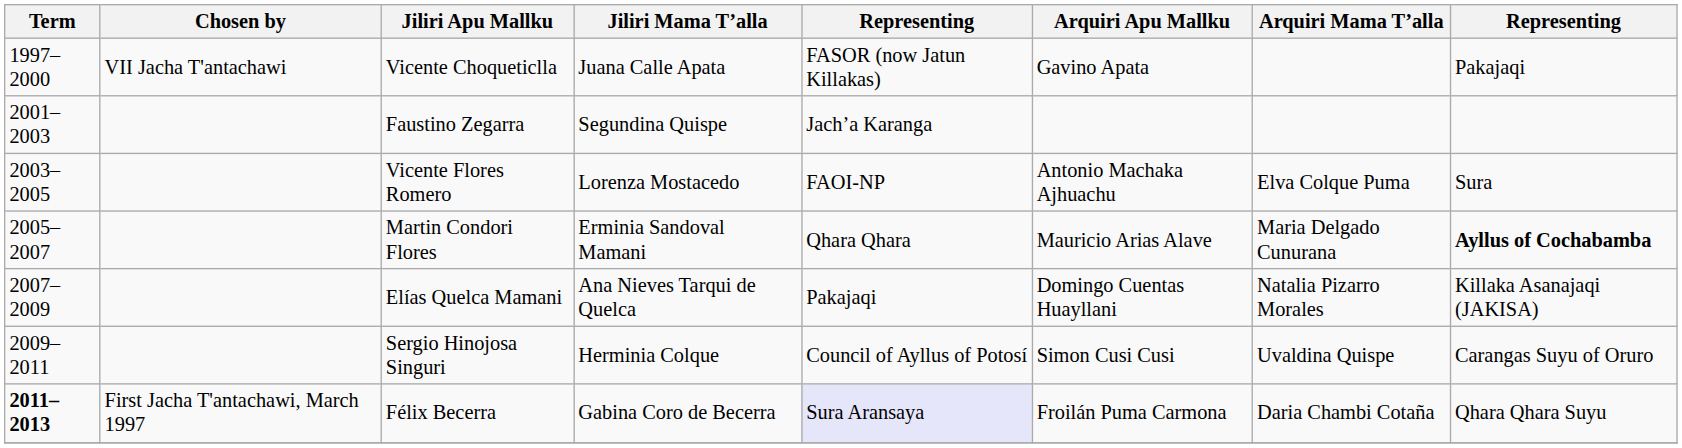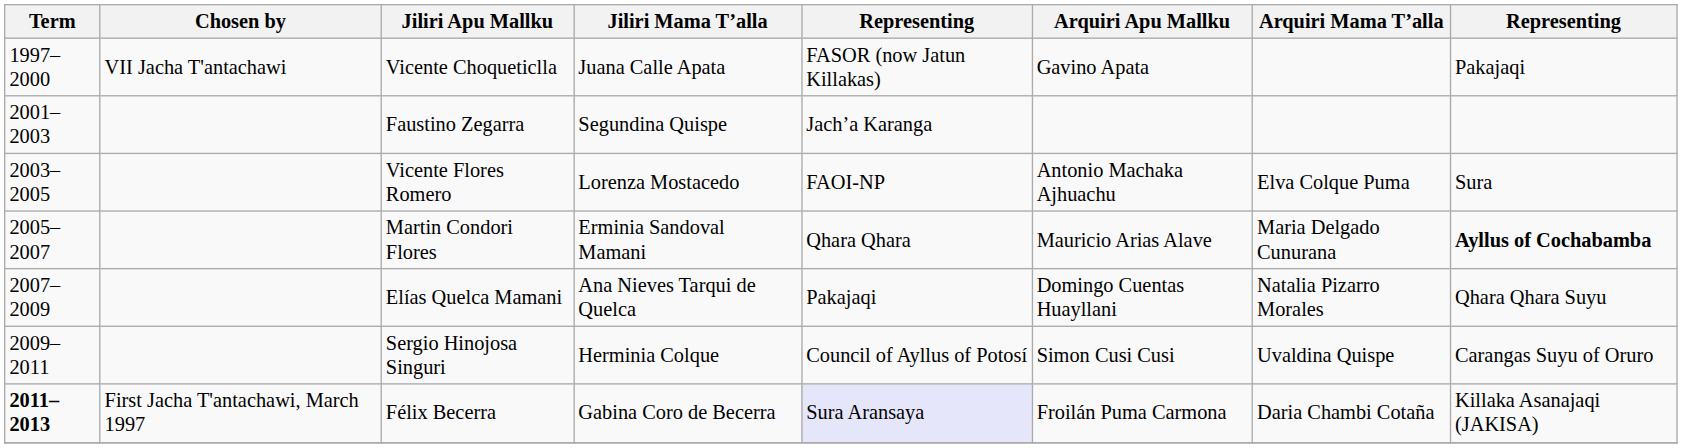(1528, 297) Killaka Asanajaqi (JAKISA) -> (1531, 297) Qhara Qhara Suyu
(1531, 413) Qhara Qhara Suyu -> (1528, 413) Killaka Asanajaqi (JAKISA)
